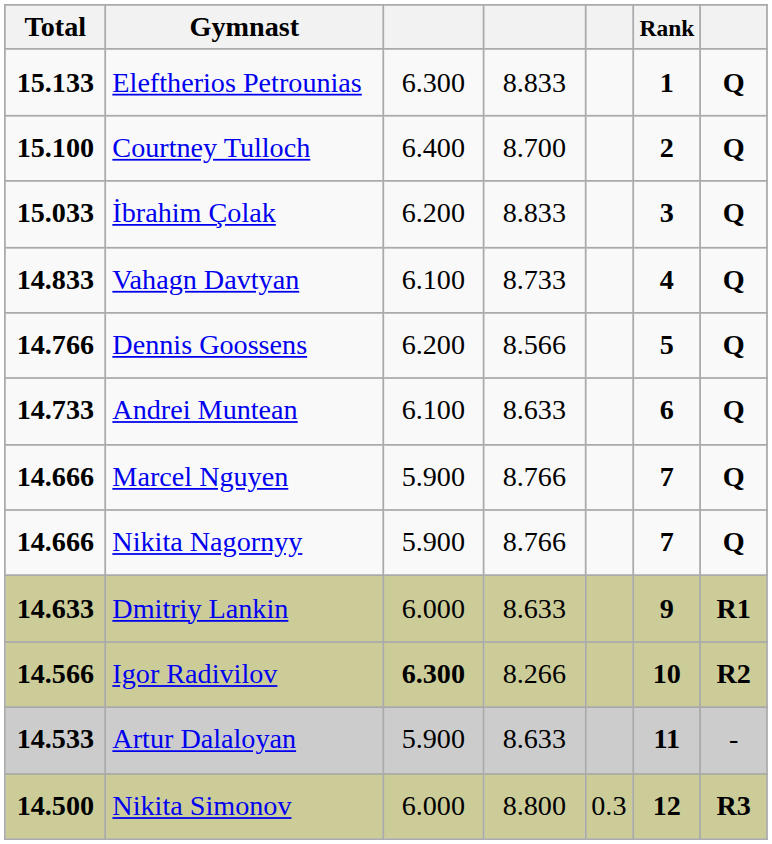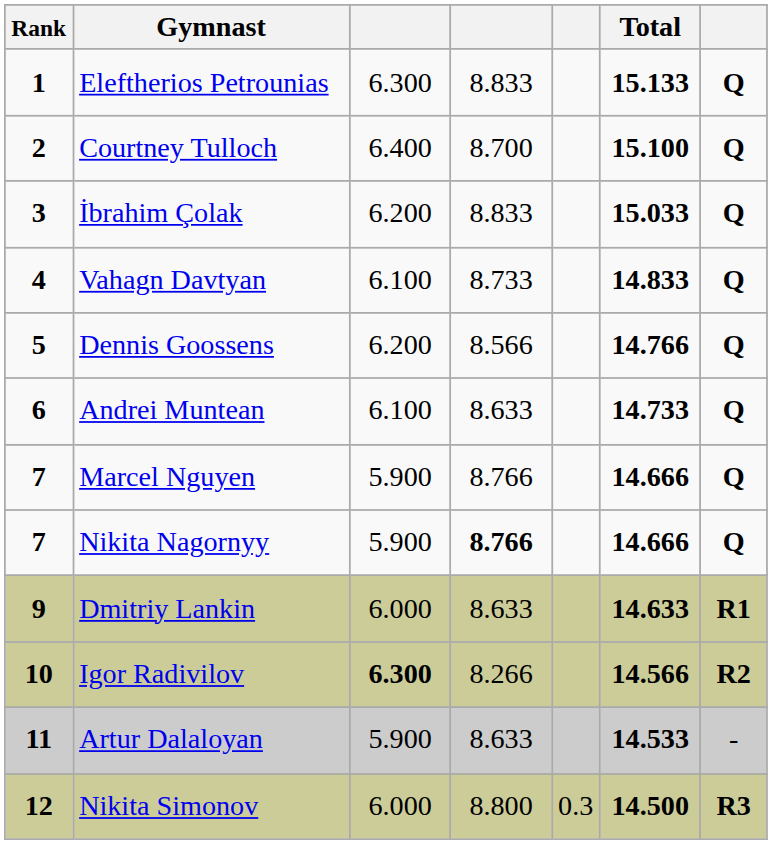columns swapped: (667, 28) <-> (55, 26)
(534, 542) normal -> (501, 542) bold
